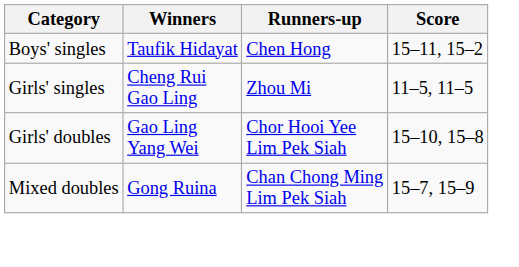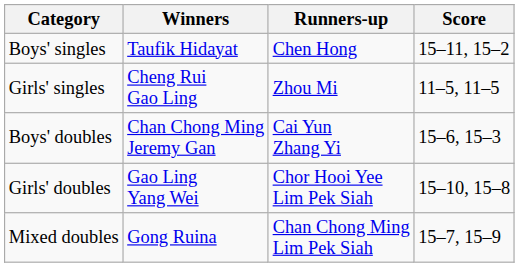+ row: (60, 137)
